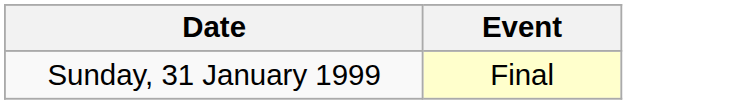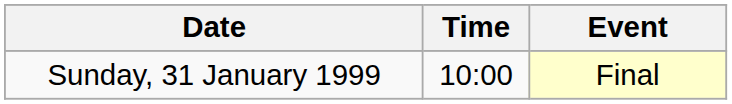+ column: (476, 27)
